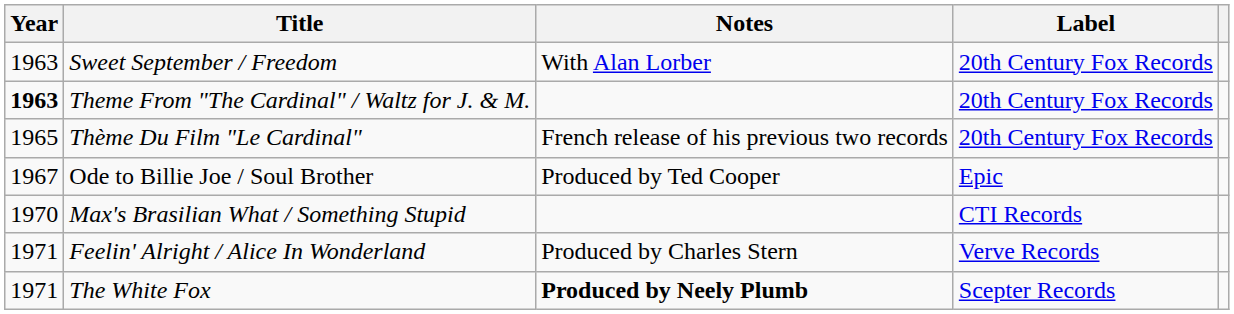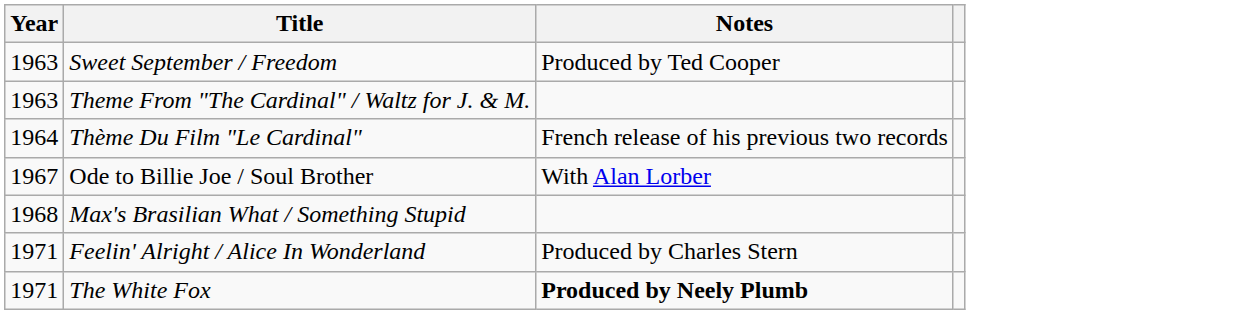- column: (1086, 23)
(626, 61) With Alan Lorber -> (660, 61) Produced by Ted Cooper
(34, 99) bold -> (34, 99) normal
(34, 137) 1965 -> (34, 137) 1964
(660, 175) Produced by Ted Cooper -> (626, 175) With Alan Lorber
(34, 213) 1970 -> (34, 213) 1968
